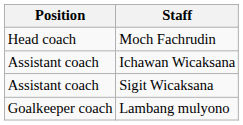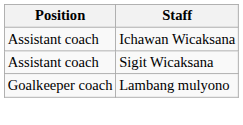- row: (168, 39)
